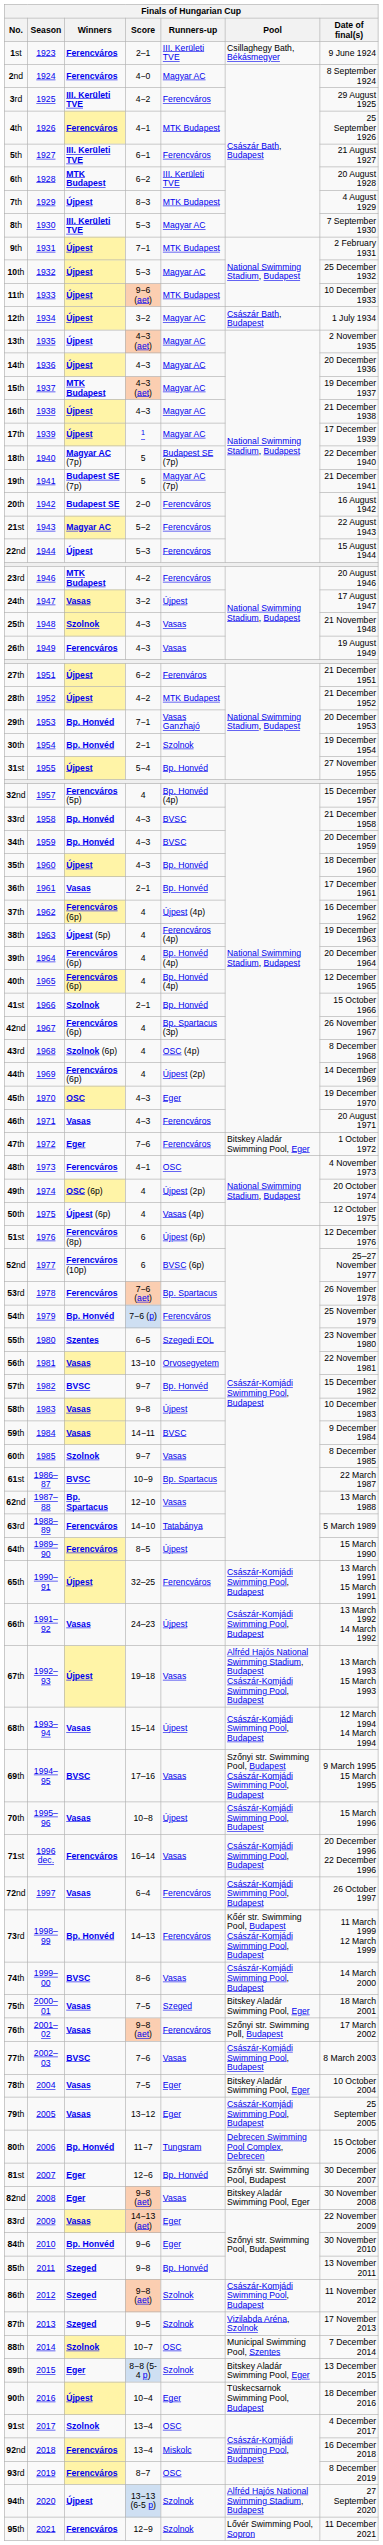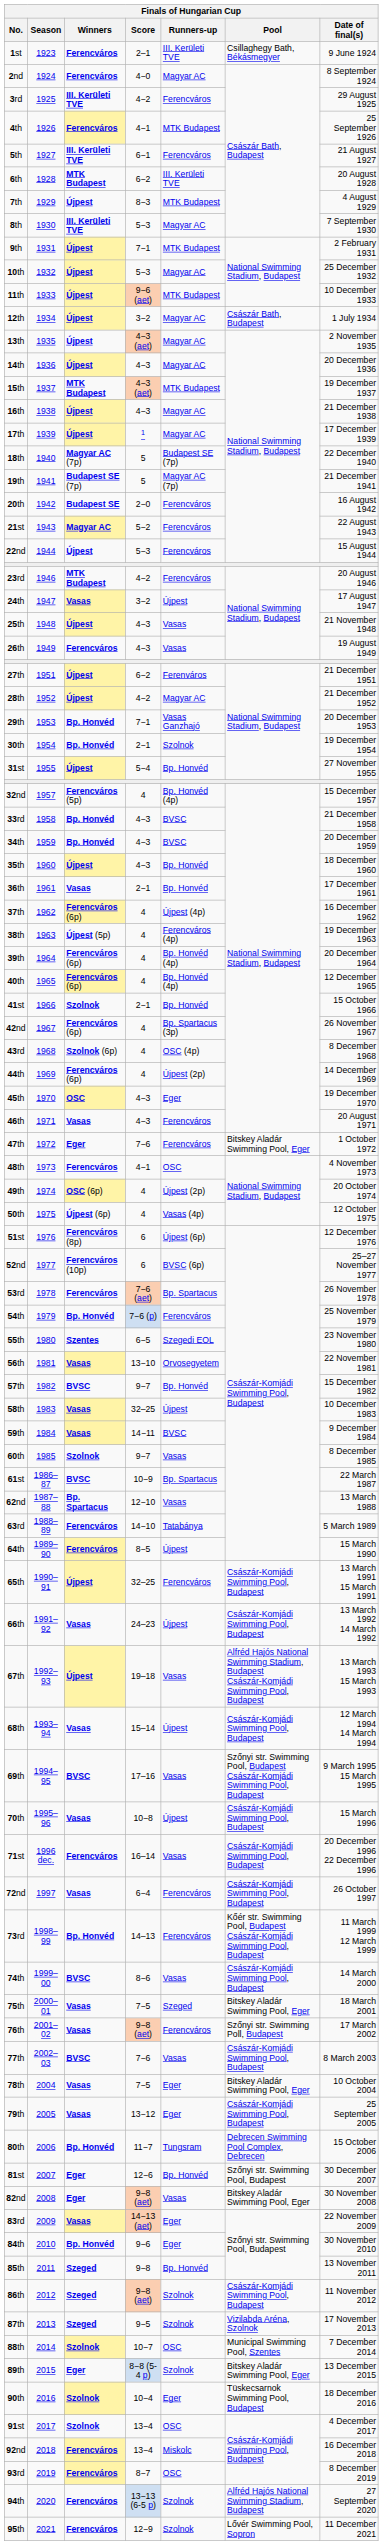(184, 388) Magyar AC -> (191, 388) MTK Budapest
(83, 625) Szolnok -> (79, 625) Újpest
(191, 699) MTK Budapest -> (184, 699) Magyar AC
(143, 1410) 9−8 -> (143, 1410) 32–25
(79, 2399) Újpest -> (83, 2399) Szolnok
(79, 2501) Újpest -> (92, 2501) Ferencváros
